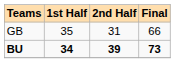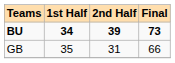rows swapped: (15, 49) <-> (15, 31)
